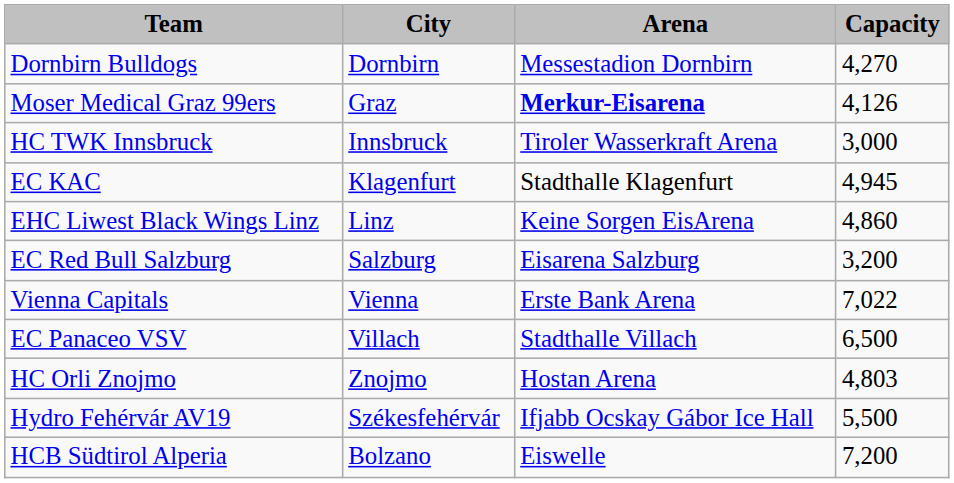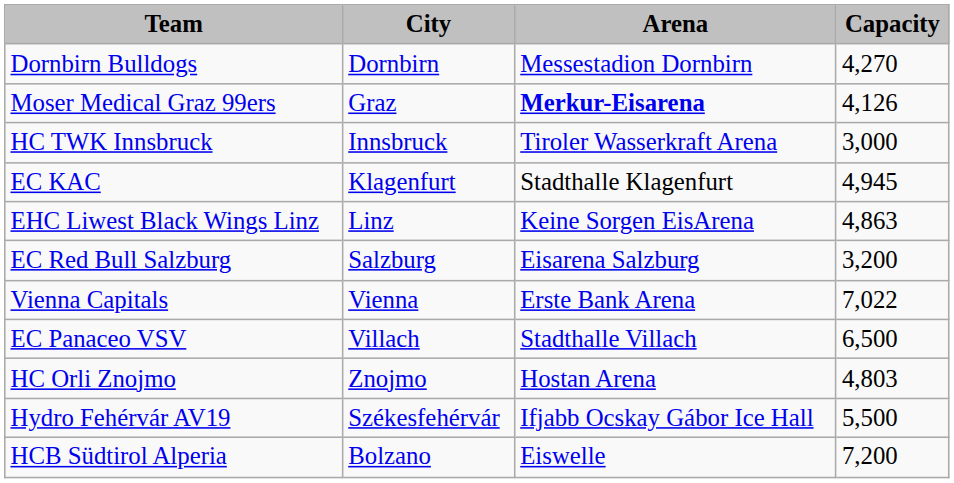(870, 220) 4,860 -> (870, 220) 4,863
